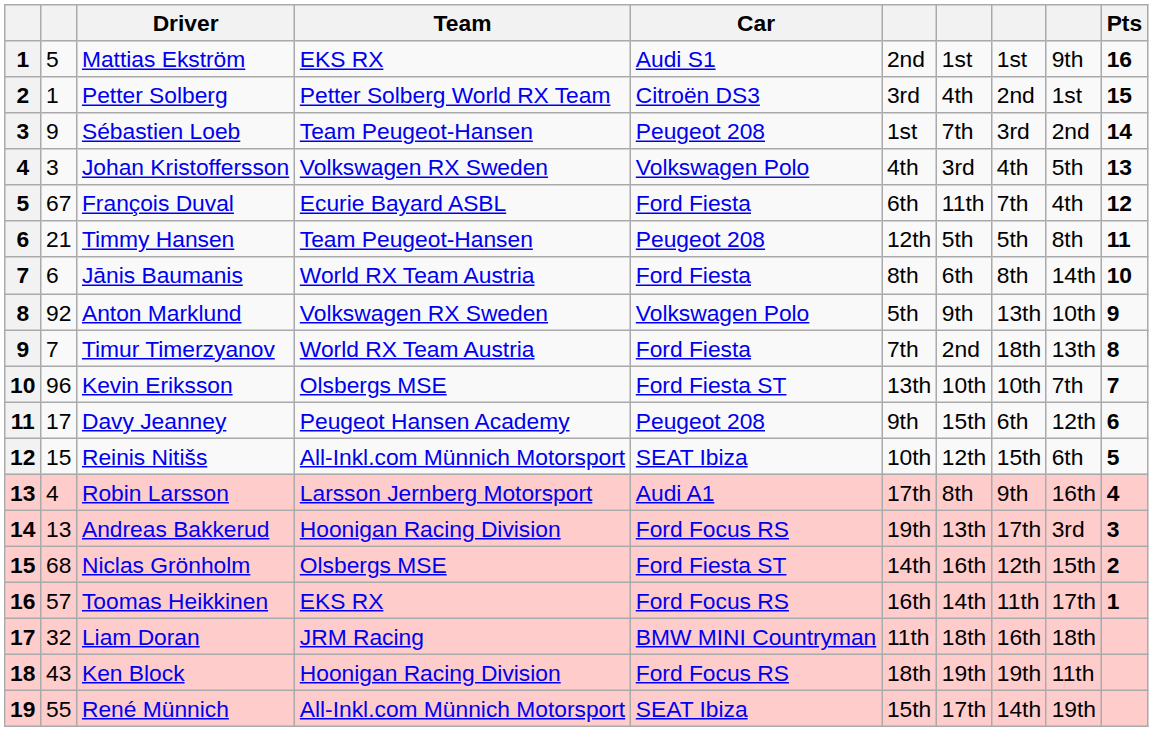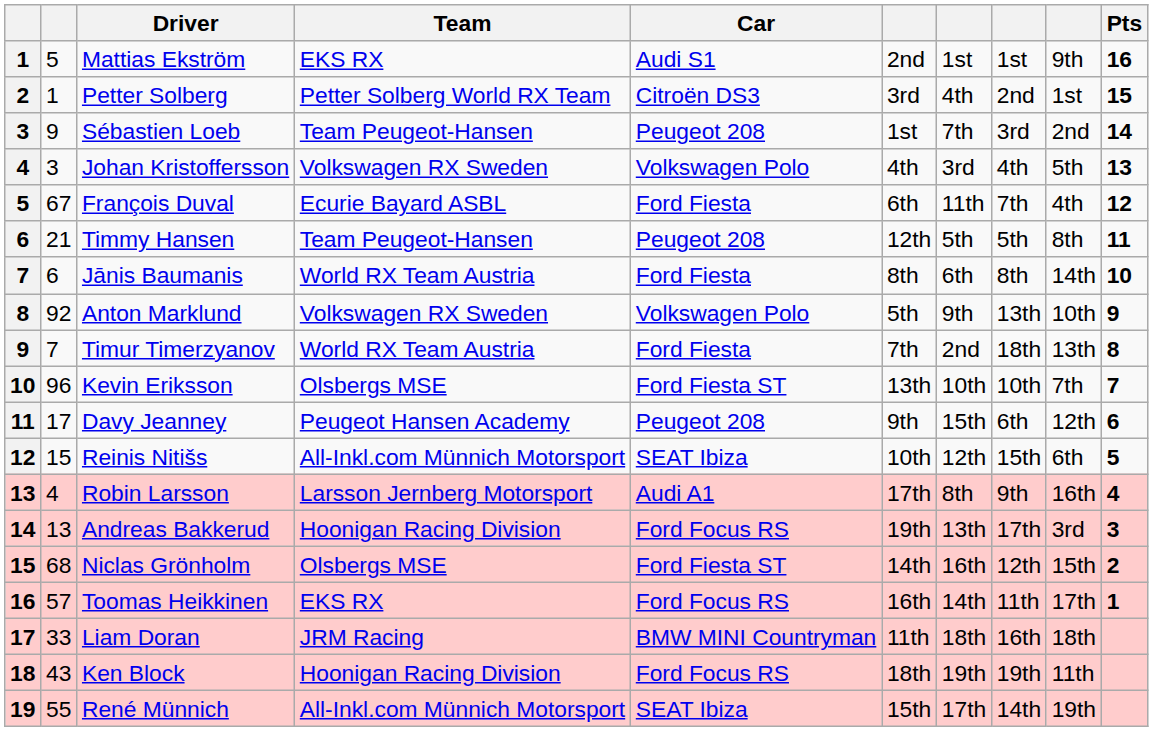(59, 637) 32 -> (59, 637) 33
